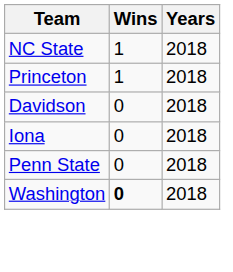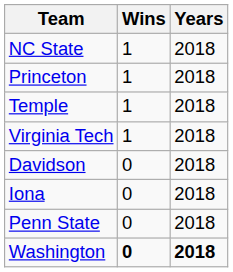+ row: (38, 106)
+ row: (61, 135)
(187, 194) normal -> (195, 252) bold
